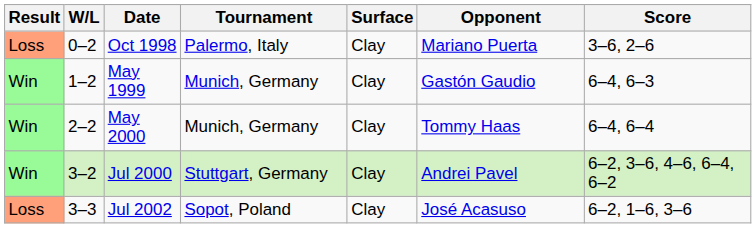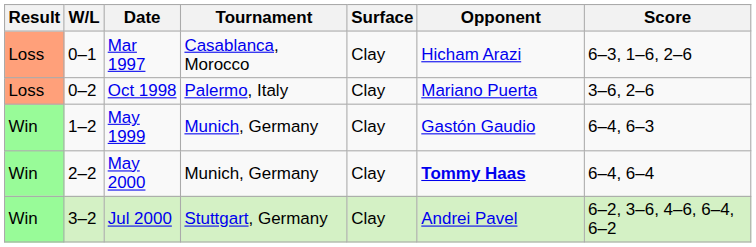+ row: (127, 54)
(471, 127) normal -> (473, 173) bold
- row: (140, 209)
